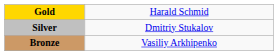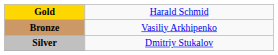rows swapped: (45, 27) <-> (45, 43)
